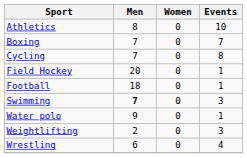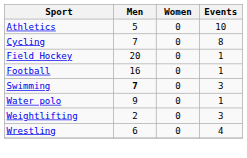(135, 27) 8 -> (135, 27) 5
- row: (23, 41)
(135, 86) 18 -> (135, 71) 16
